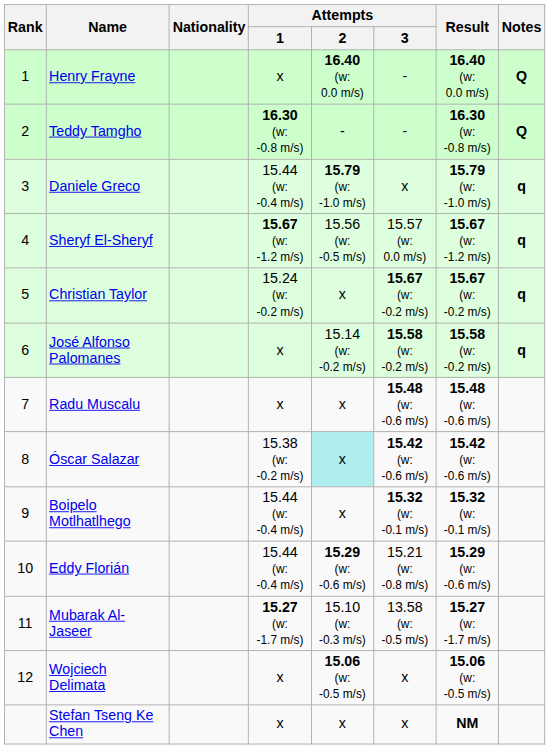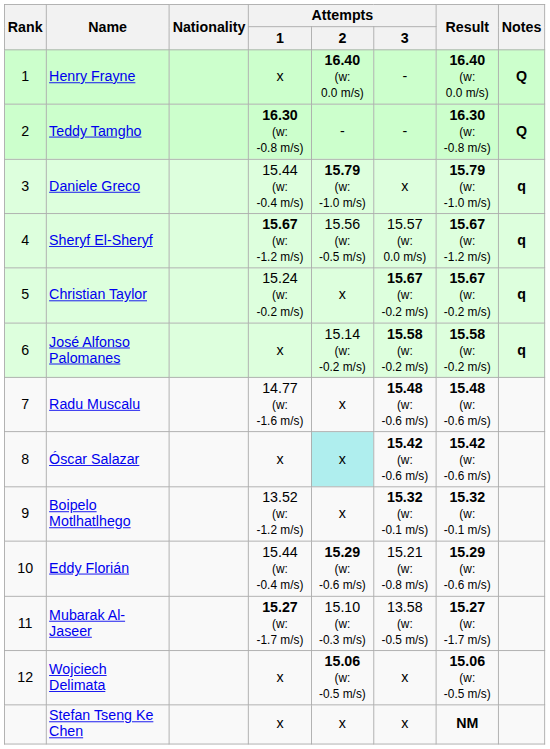(280, 404) x -> (280, 404) 14.77 (w: -1.6 m/s)
(280, 459) 15.38 (w: -0.2 m/s) -> (280, 459) x
(280, 513) 15.44 (w: -0.4 m/s) -> (280, 513) 13.52 (w: -1.2 m/s)
